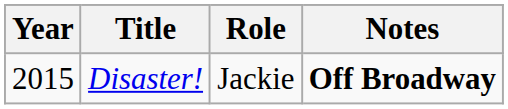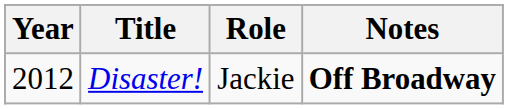(43, 77) 2015 -> (43, 77) 2012
